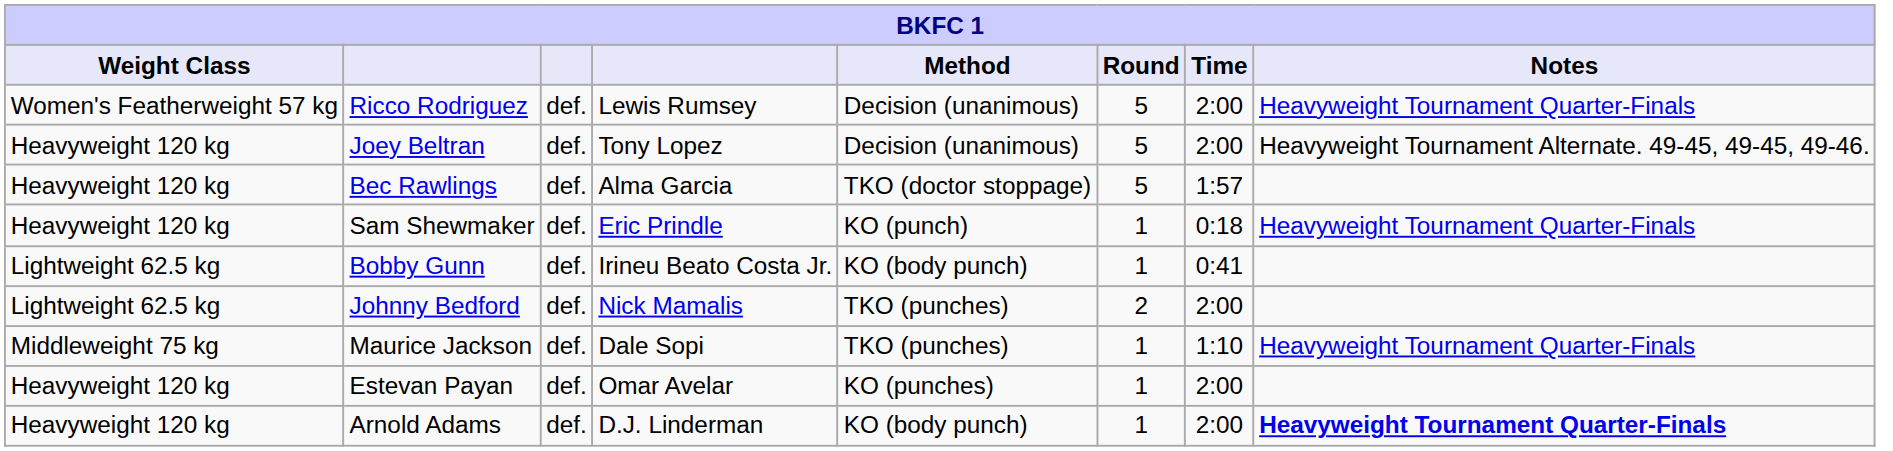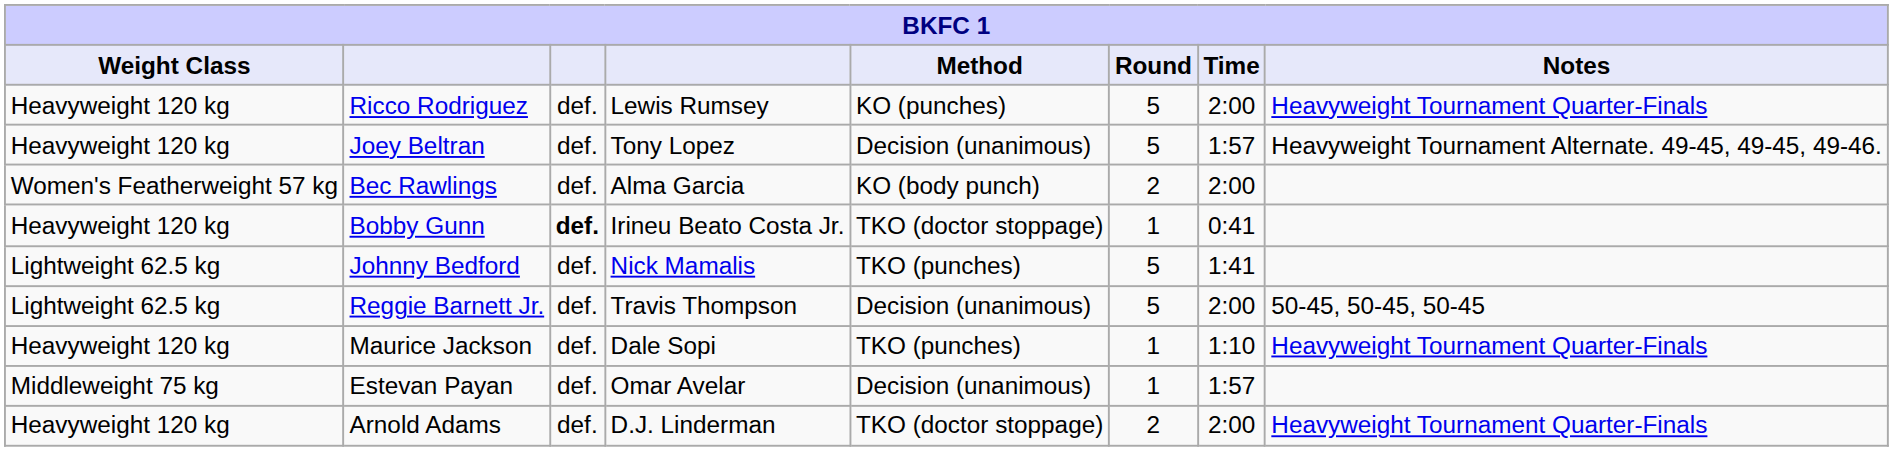(174, 105) Women's Featherweight 57 kg -> (120, 105) Heavyweight 120 kg
(961, 105) Decision (unanimous) -> (931, 105) KO (punches)
(1219, 145) 2:00 -> (1232, 145) 1:57
(120, 185) Heavyweight 120 kg -> (174, 185) Women's Featherweight 57 kg
(967, 185) TKO (doctor stoppage) -> (948, 185) KO (body punch)
(1141, 185) 5 -> (1153, 185) 2
(1219, 185) 1:57 -> (1232, 185) 2:00
- row: (442, 225)
(116, 265) Lightweight 62.5 kg -> (120, 225) Heavyweight 120 kg
(567, 265) normal -> (577, 225) bold
(936, 265) KO (body punch) -> (980, 225) TKO (doctor stoppage)
(1141, 305) 2 -> (1153, 265) 5
(1219, 305) 2:00 -> (1232, 265) 1:41
+ row: (447, 305)
(115, 345) Middleweight 75 kg -> (120, 345) Heavyweight 120 kg
(120, 385) Heavyweight 120 kg -> (115, 385) Middleweight 75 kg
(919, 385) KO (punches) -> (974, 385) Decision (unanimous)
(1219, 385) 2:00 -> (1232, 385) 1:57
(936, 426) KO (body punch) -> (980, 426) TKO (doctor stoppage)
(1141, 426) 1 -> (1153, 426) 2
(1493, 426) bold -> (1489, 426) normal
